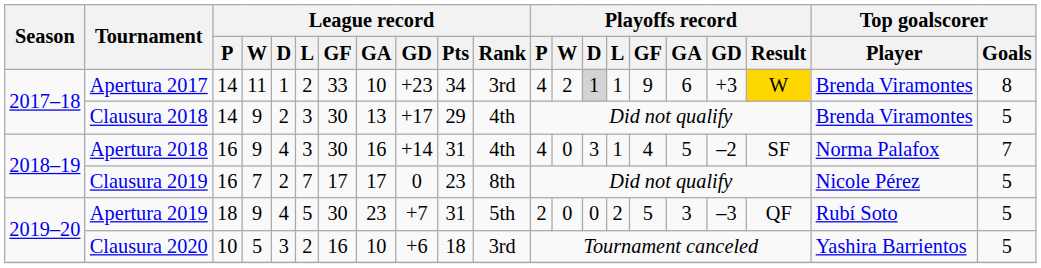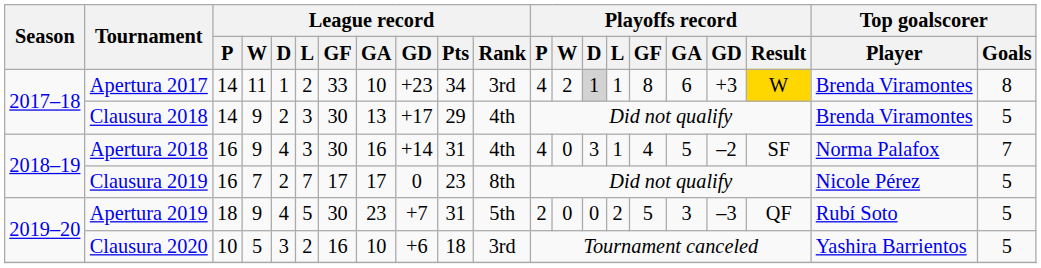(648, 85) 9 -> (648, 85) 8
